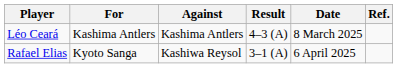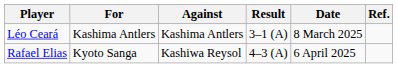(268, 33) 4–3 (A) -> (268, 33) 3–1 (A)
(268, 53) 3–1 (A) -> (268, 53) 4–3 (A)
